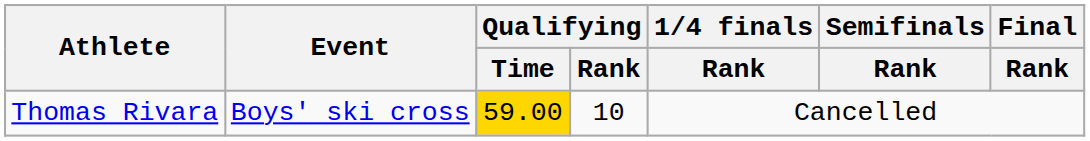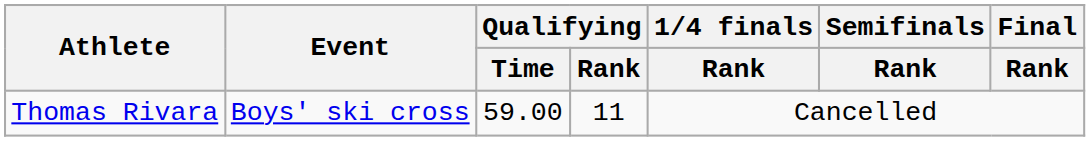(523, 113) gold background -> (523, 113) no background
(609, 113) 10 -> (609, 113) 11
